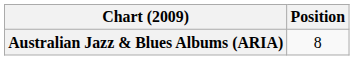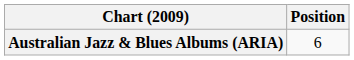(318, 42) 8 -> (318, 42) 6
